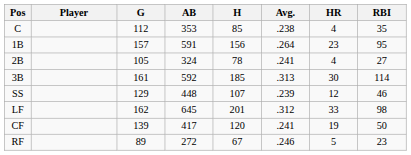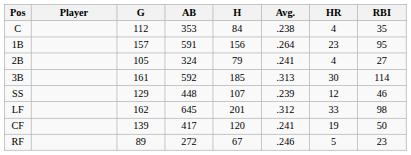(237, 28) 85 -> (237, 28) 84
(237, 61) 78 -> (237, 61) 79
